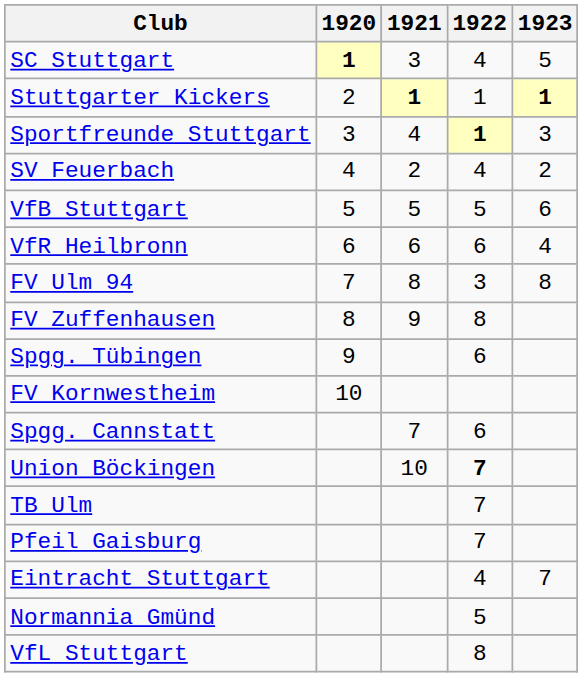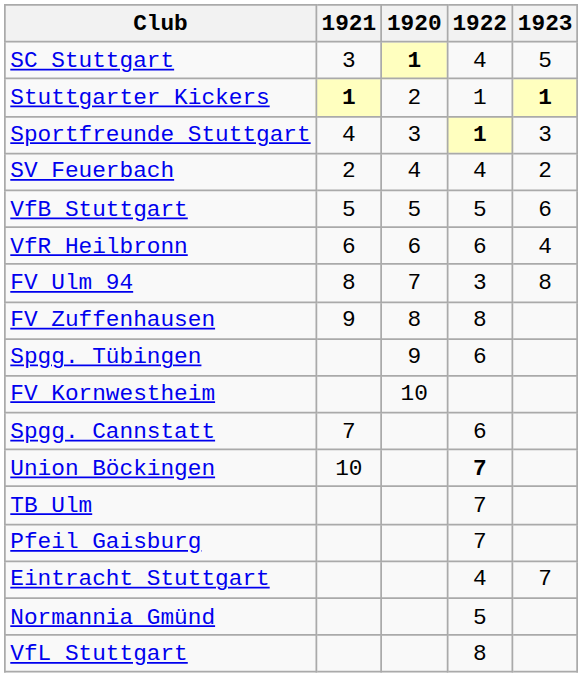columns swapped: (349, 23) <-> (414, 23)
